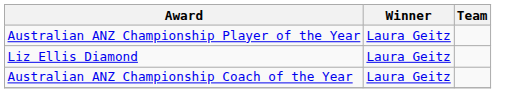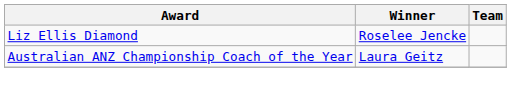- row: (184, 36)
(409, 56) Laura Geitz -> (412, 36) Roselee Jencke
